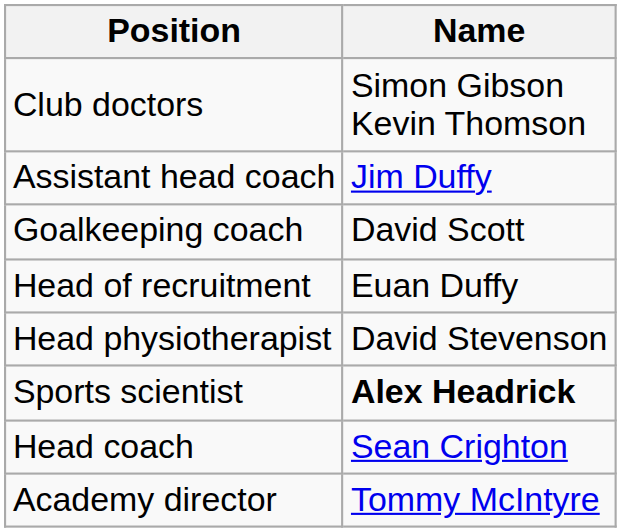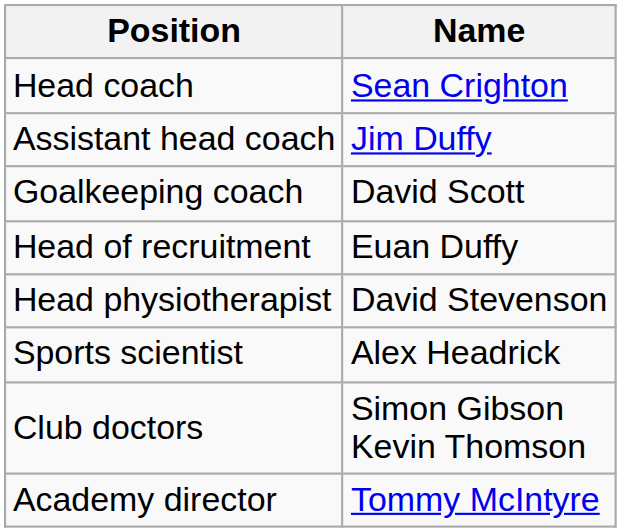rows swapped: (103, 446) <-> (108, 104)
(463, 392) bold -> (456, 354) normal
